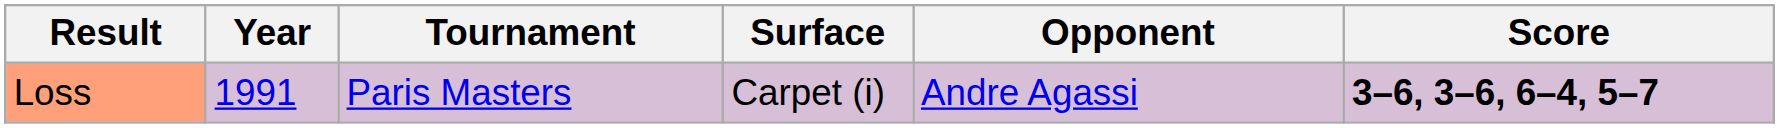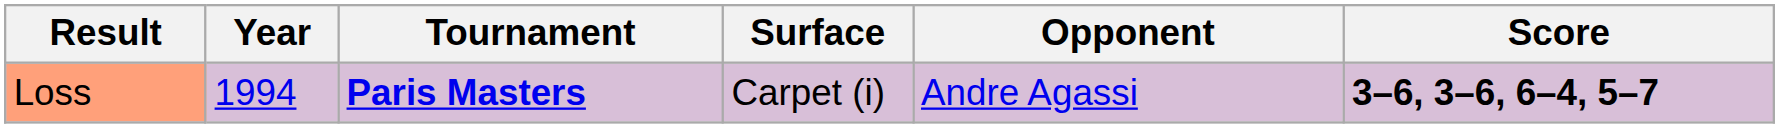(256, 92) 1991 -> (256, 92) 1994
(459, 92) normal -> (466, 92) bold
